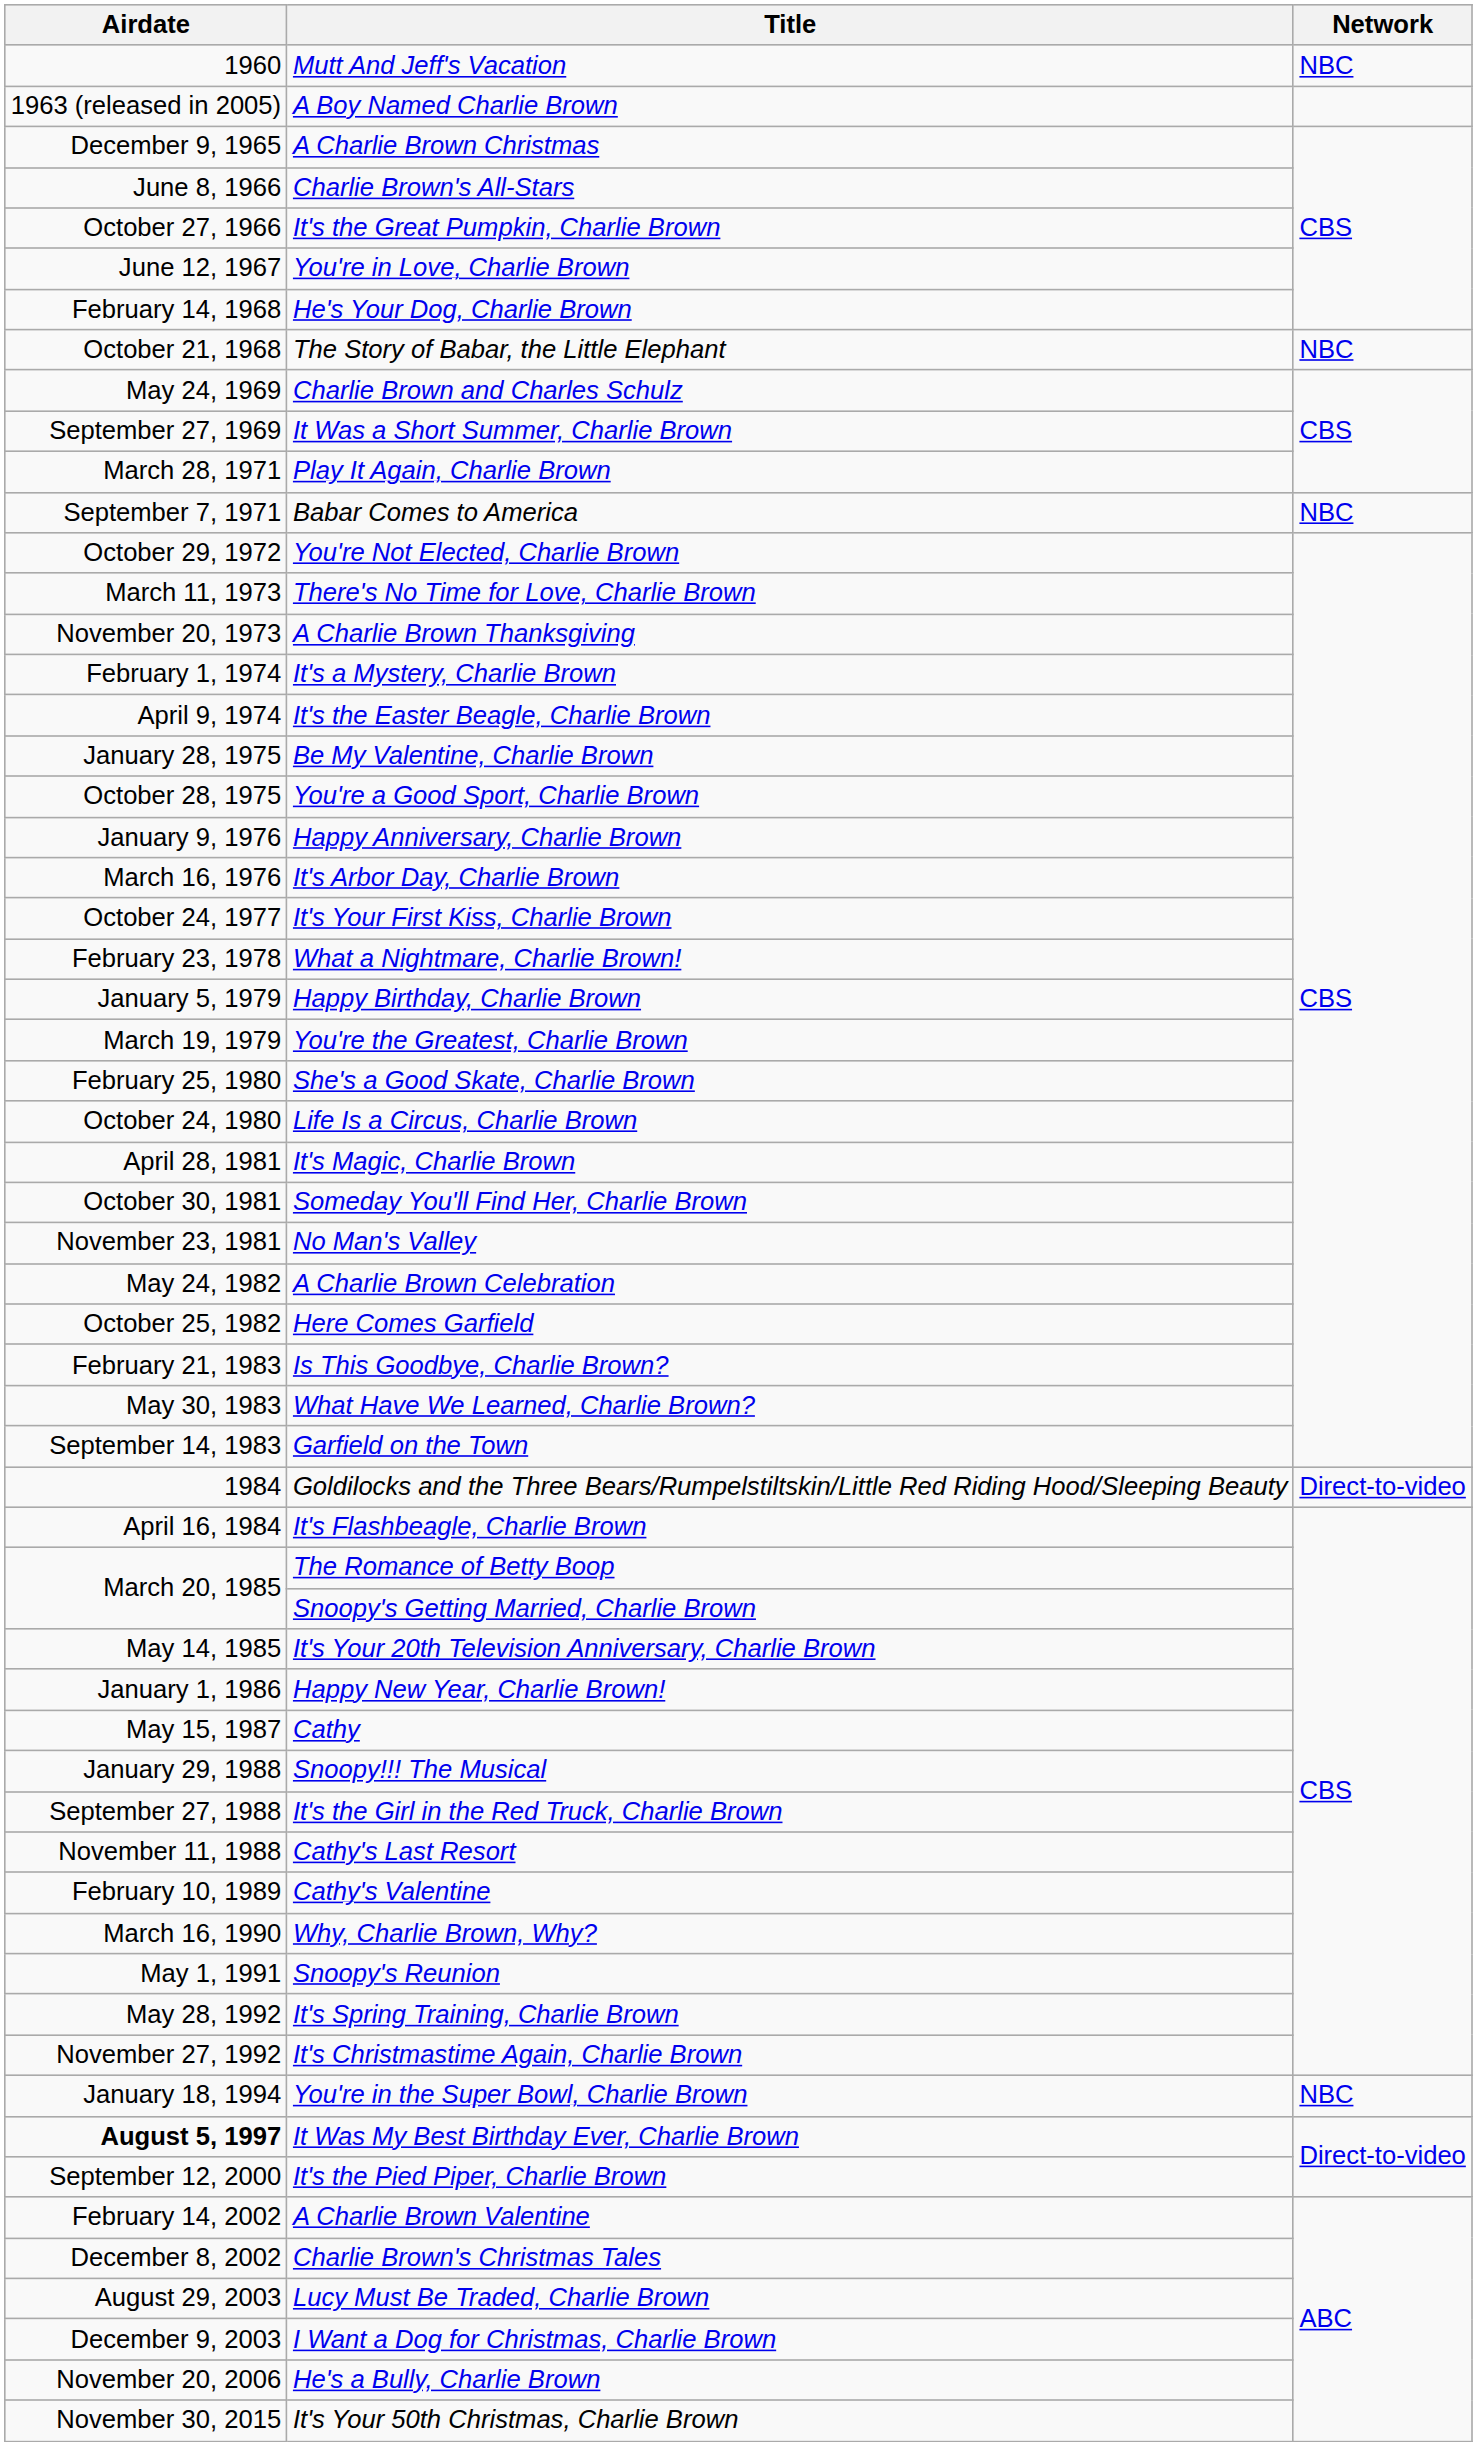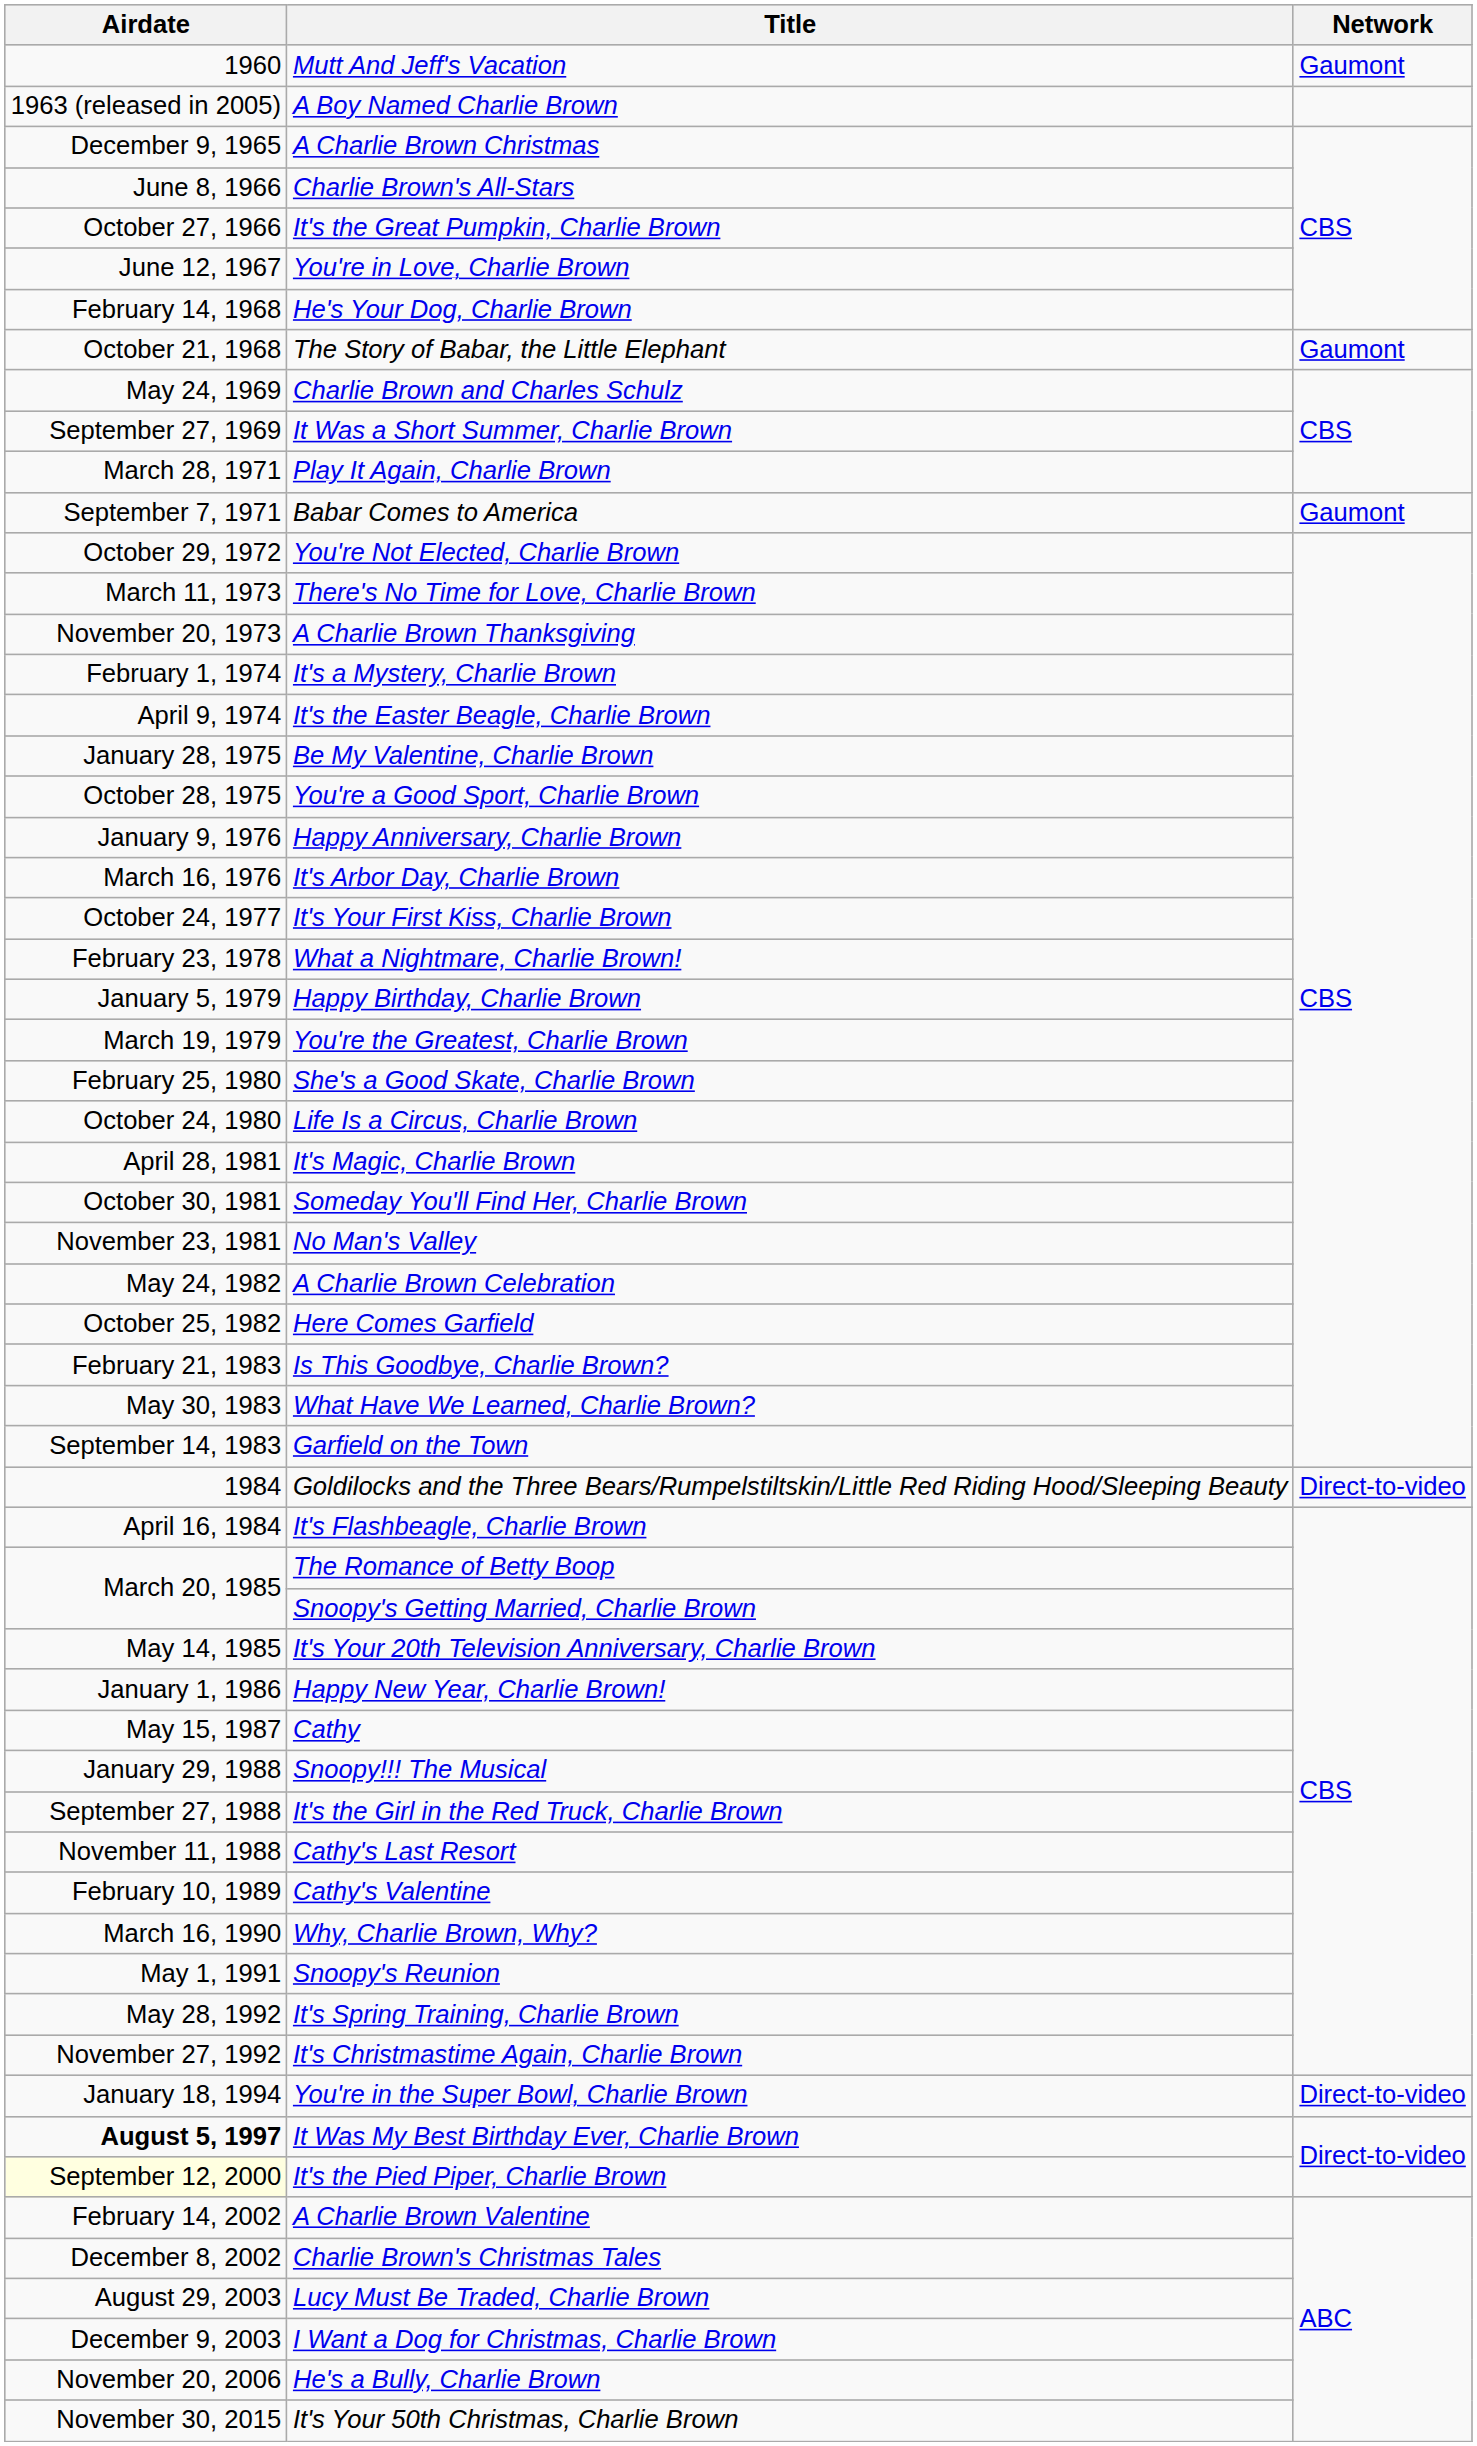(1326, 65) NBC -> (1352, 65) Gaumont
(1326, 349) NBC -> (1352, 349) Gaumont
(1326, 512) NBC -> (1352, 512) Gaumont
(1326, 2095) NBC -> (1383, 2095) Direct-to-video
(165, 2176) no background -> (165, 2176) lightyellow background
